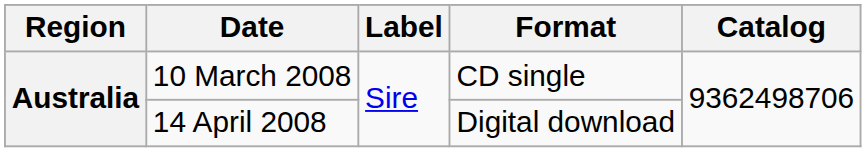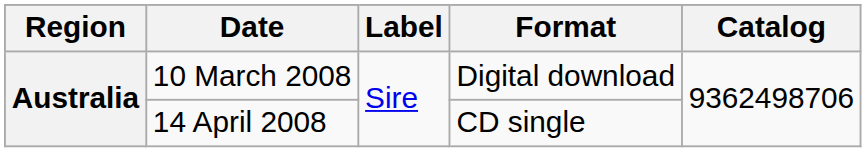(521, 75) CD single -> (566, 75) Digital download
(566, 122) Digital download -> (521, 122) CD single
